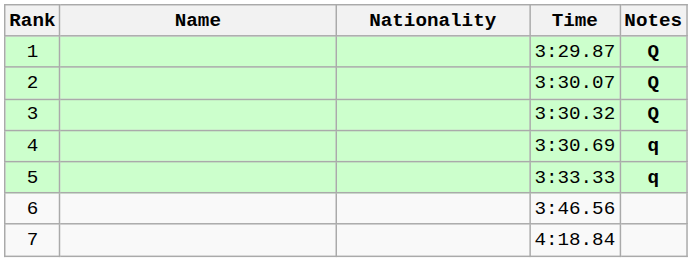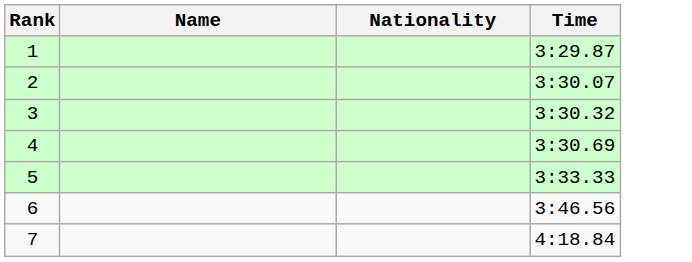- column: (653, 20)
